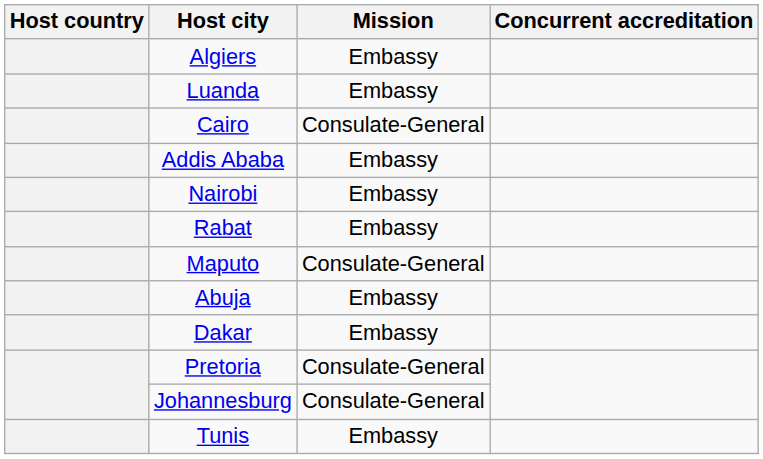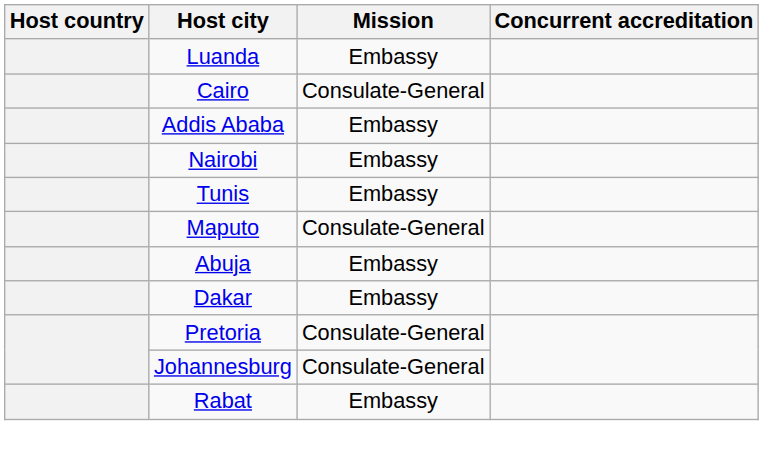- row: (223, 56)
rows swapped: (223, 228) <-> (223, 435)
